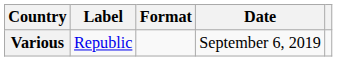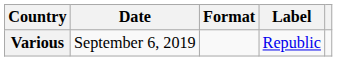columns swapped: (260, 17) <-> (103, 17)
